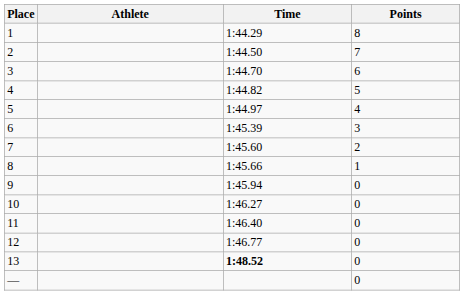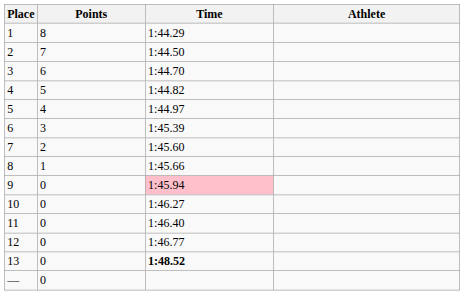columns swapped: (130, 14) <-> (406, 14)
(244, 185) no background -> (166, 185) pink background
